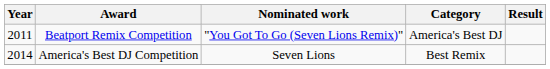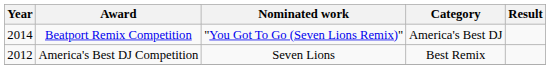(20, 34) 2011 -> (20, 34) 2014
(20, 54) 2014 -> (20, 54) 2012
